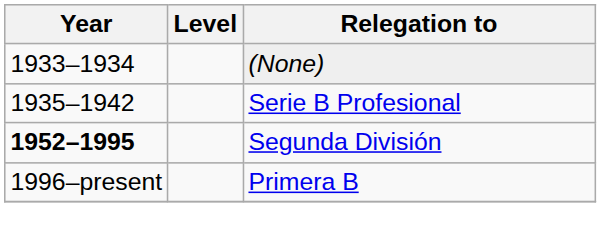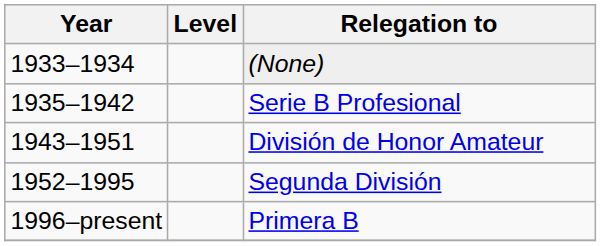+ row: (396, 142)
(73, 142) bold -> (73, 181) normal
